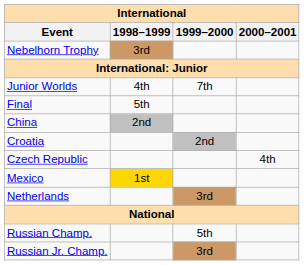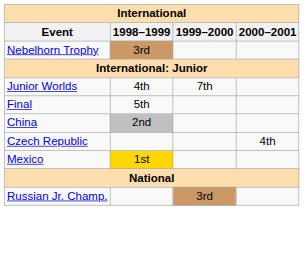- row: (26, 141)
- row: (38, 196)
- row: (50, 232)
